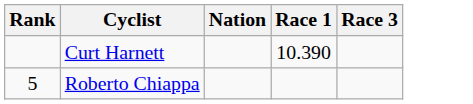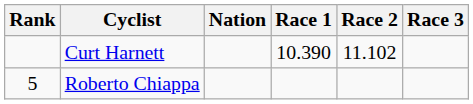+ column: (370, 20)
